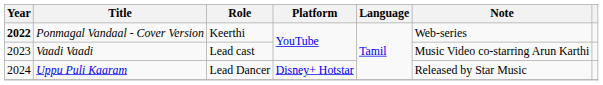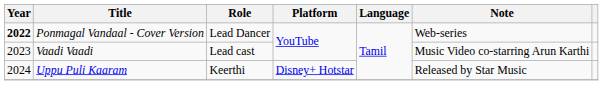(227, 32) Keerthi -> (240, 32) Lead Dancer
(240, 70) Lead Dancer -> (227, 70) Keerthi
